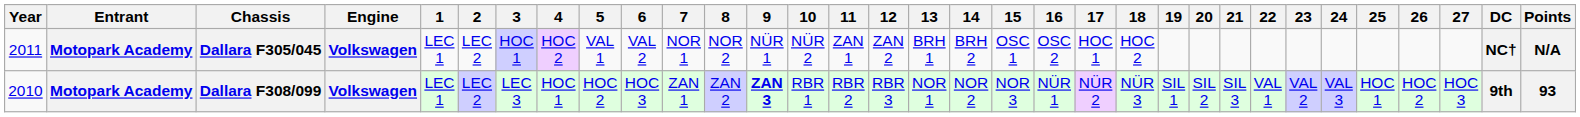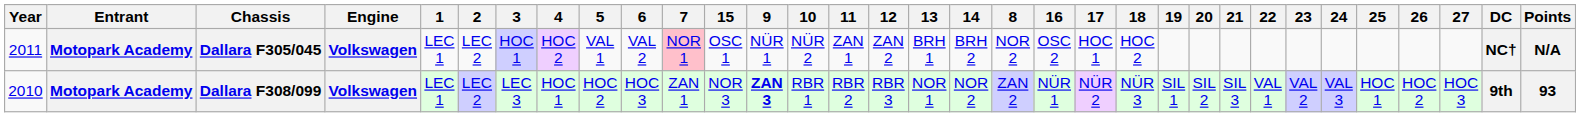columns swapped: (726, 16) <-> (1013, 16)
(684, 49) no background -> (684, 49) pink background
